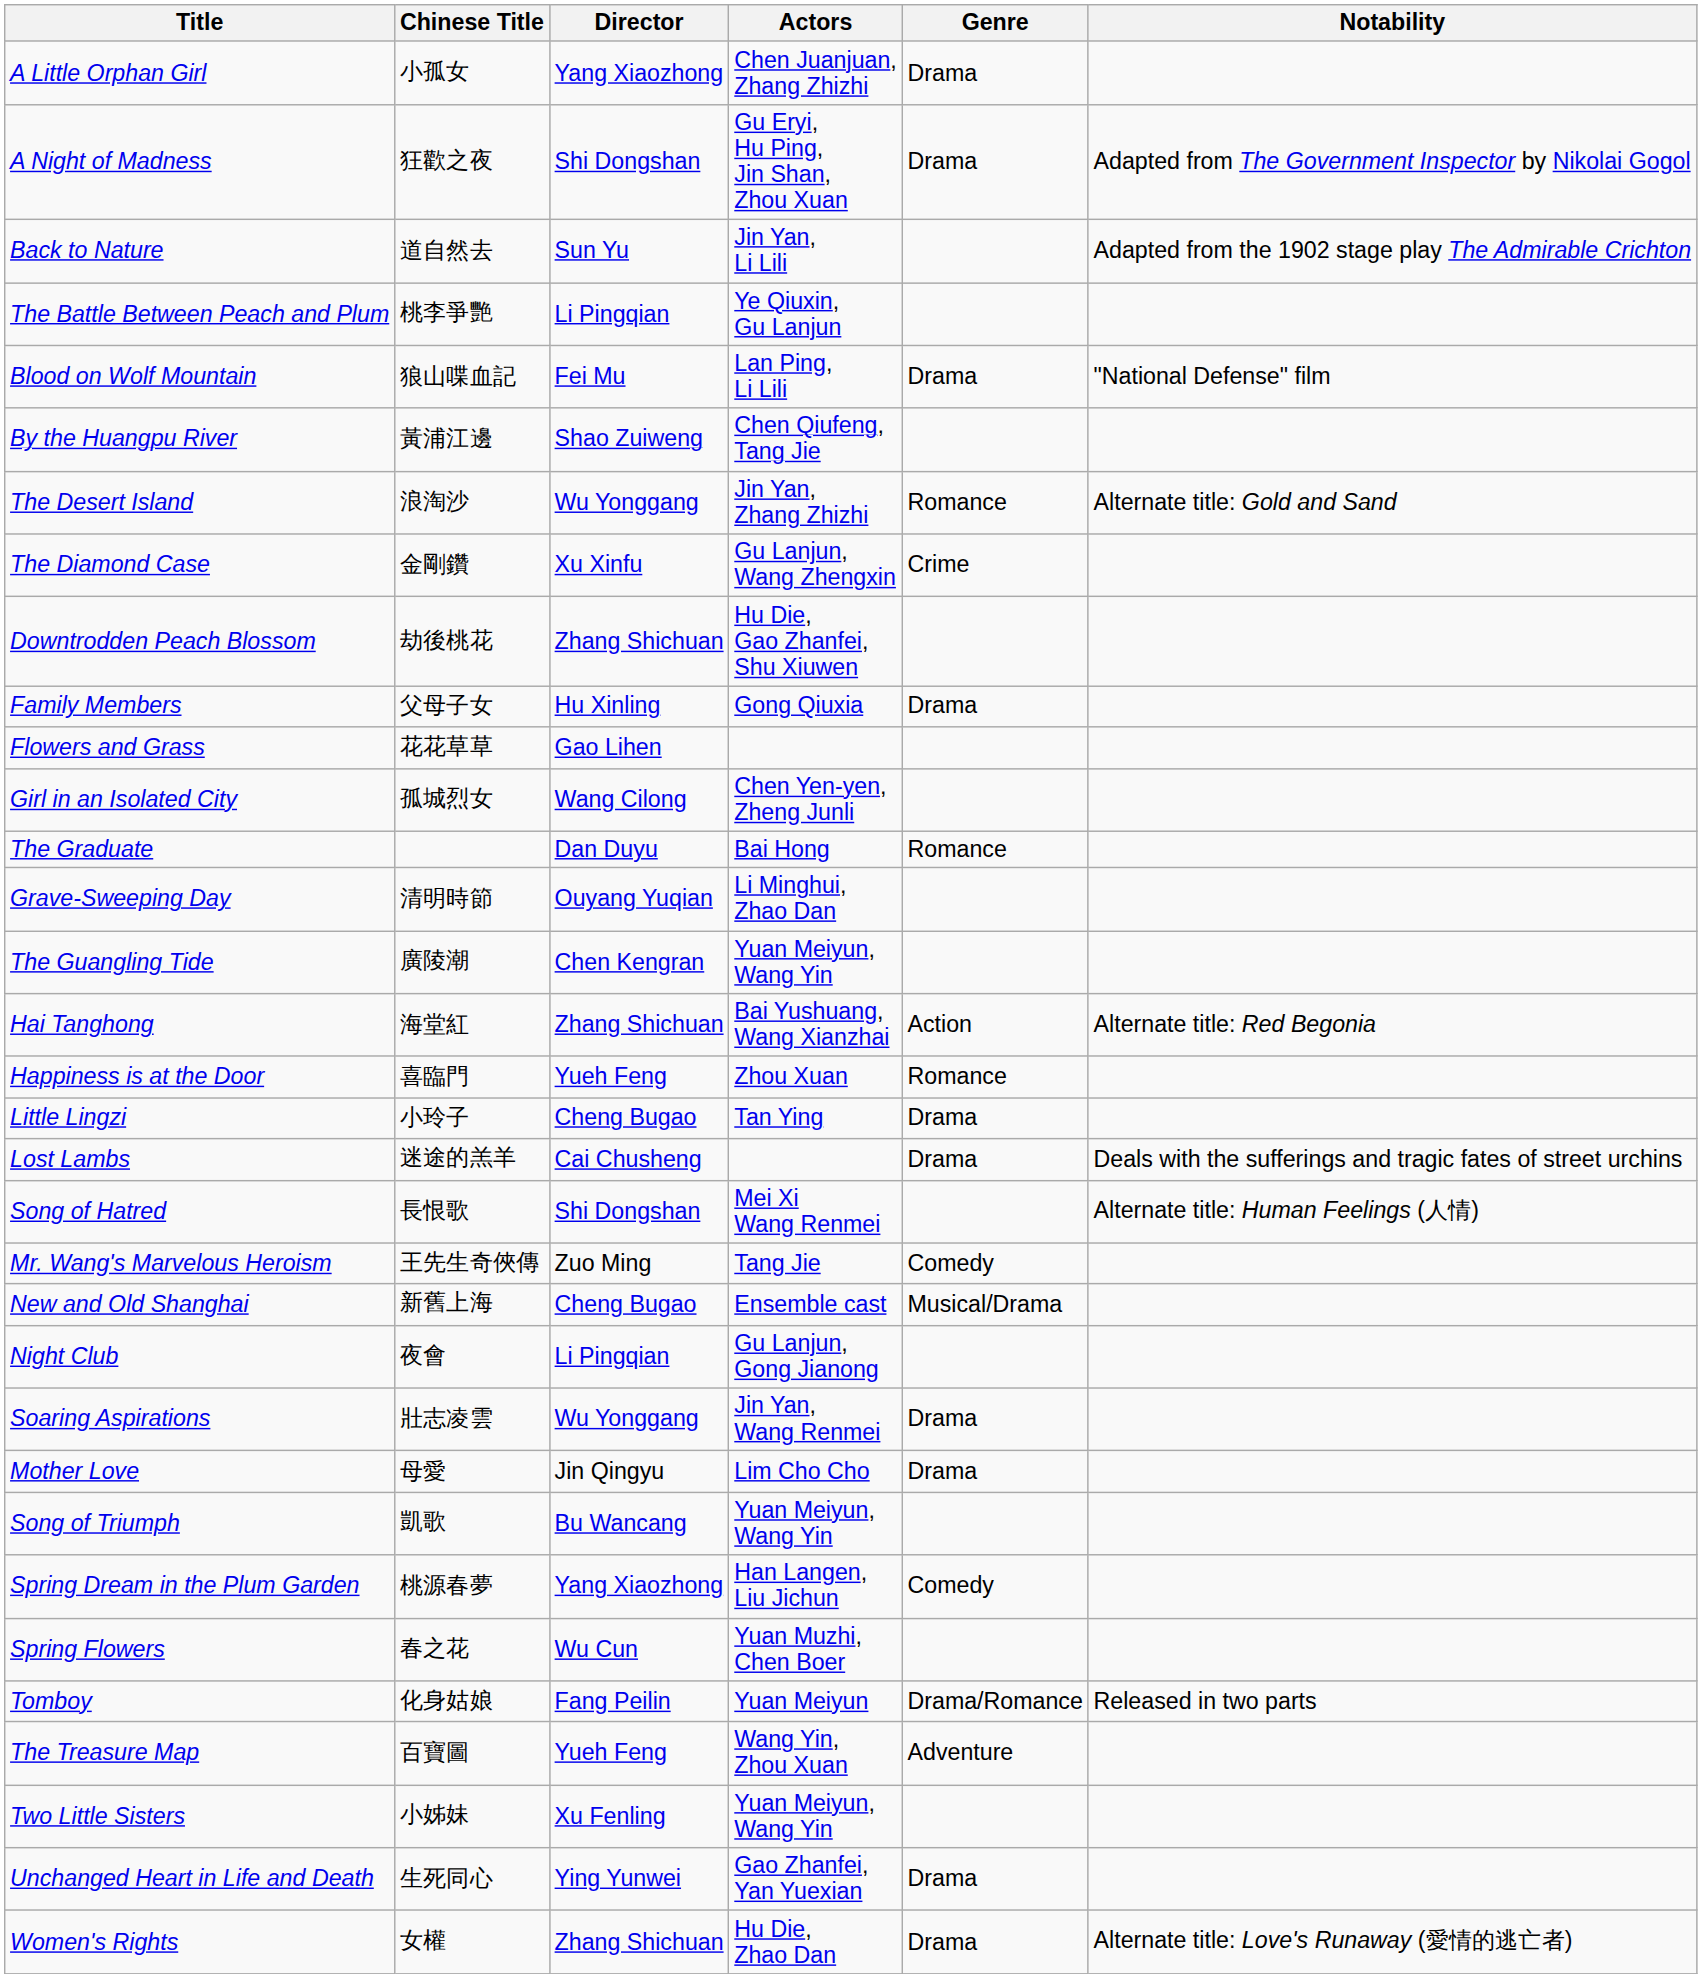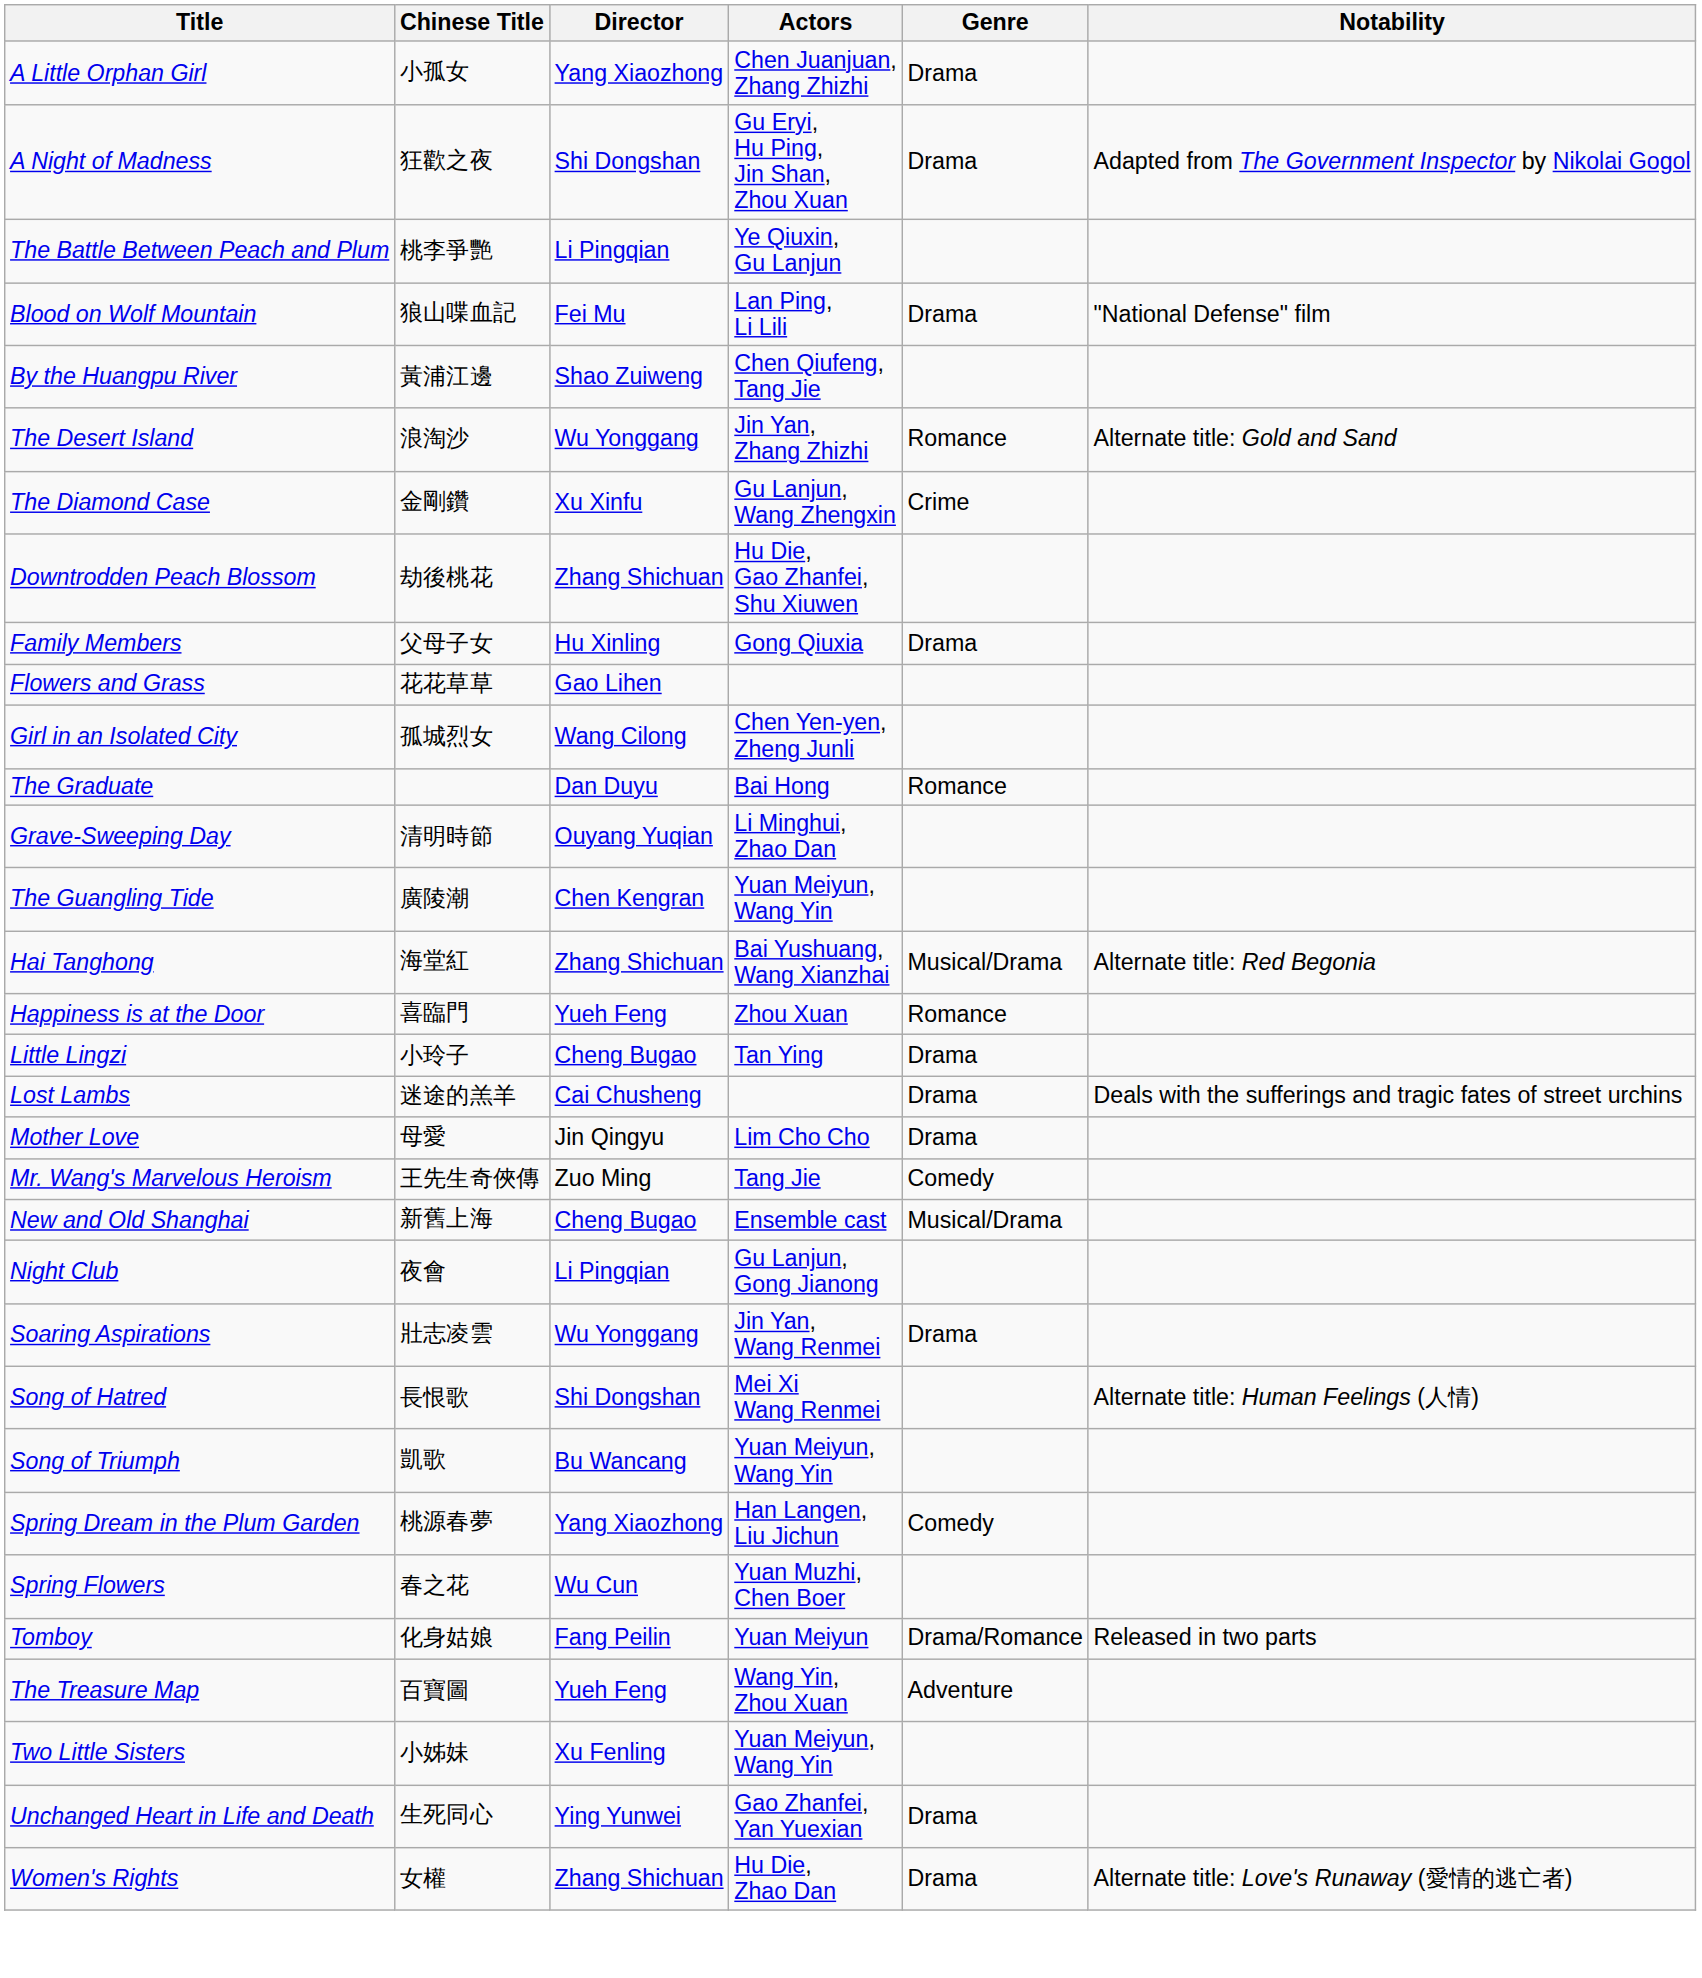- row: (87, 250)
(940, 1024) Action -> (985, 961) Musical/Drama
rows swapped: (75, 1471) <-> (88, 1211)
